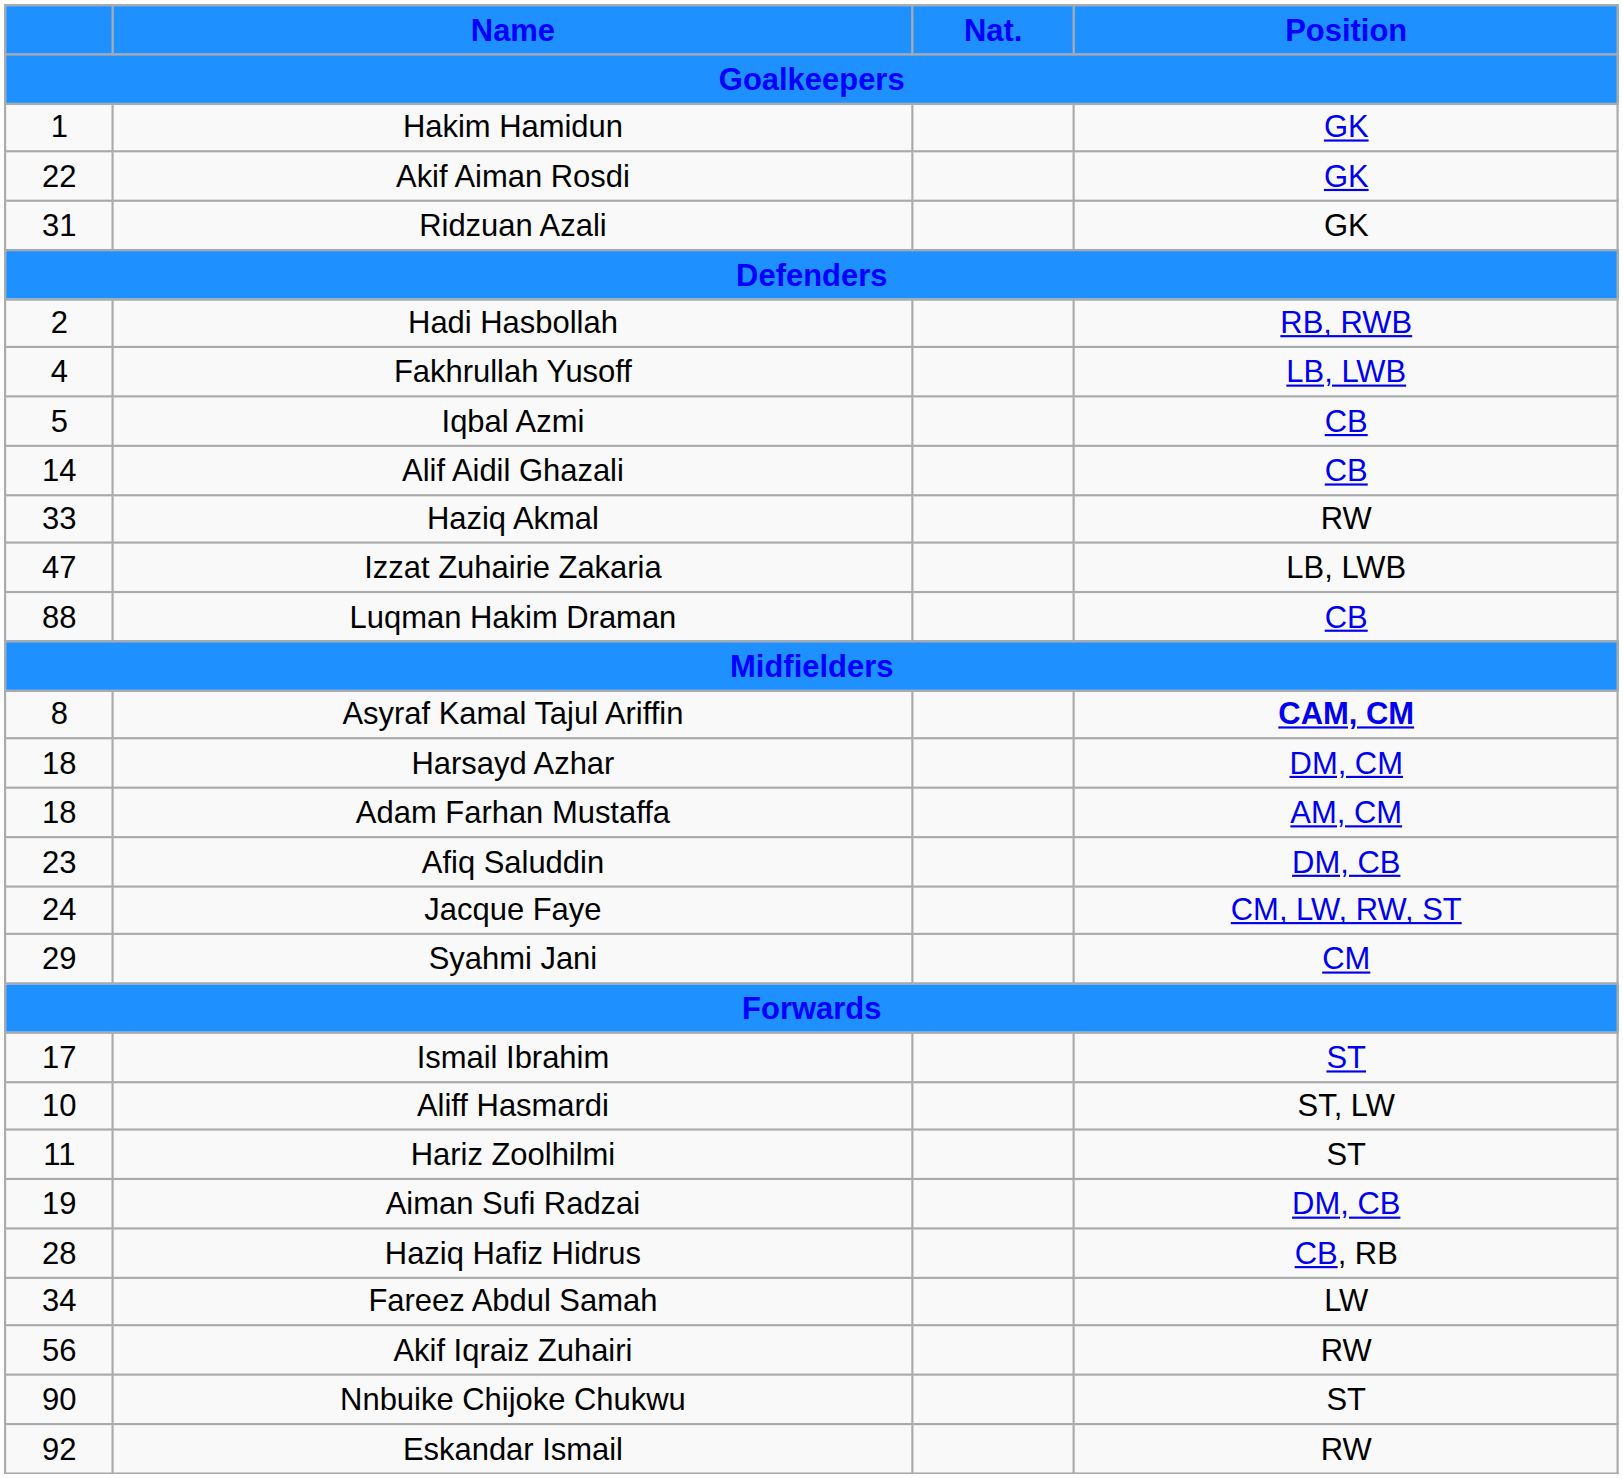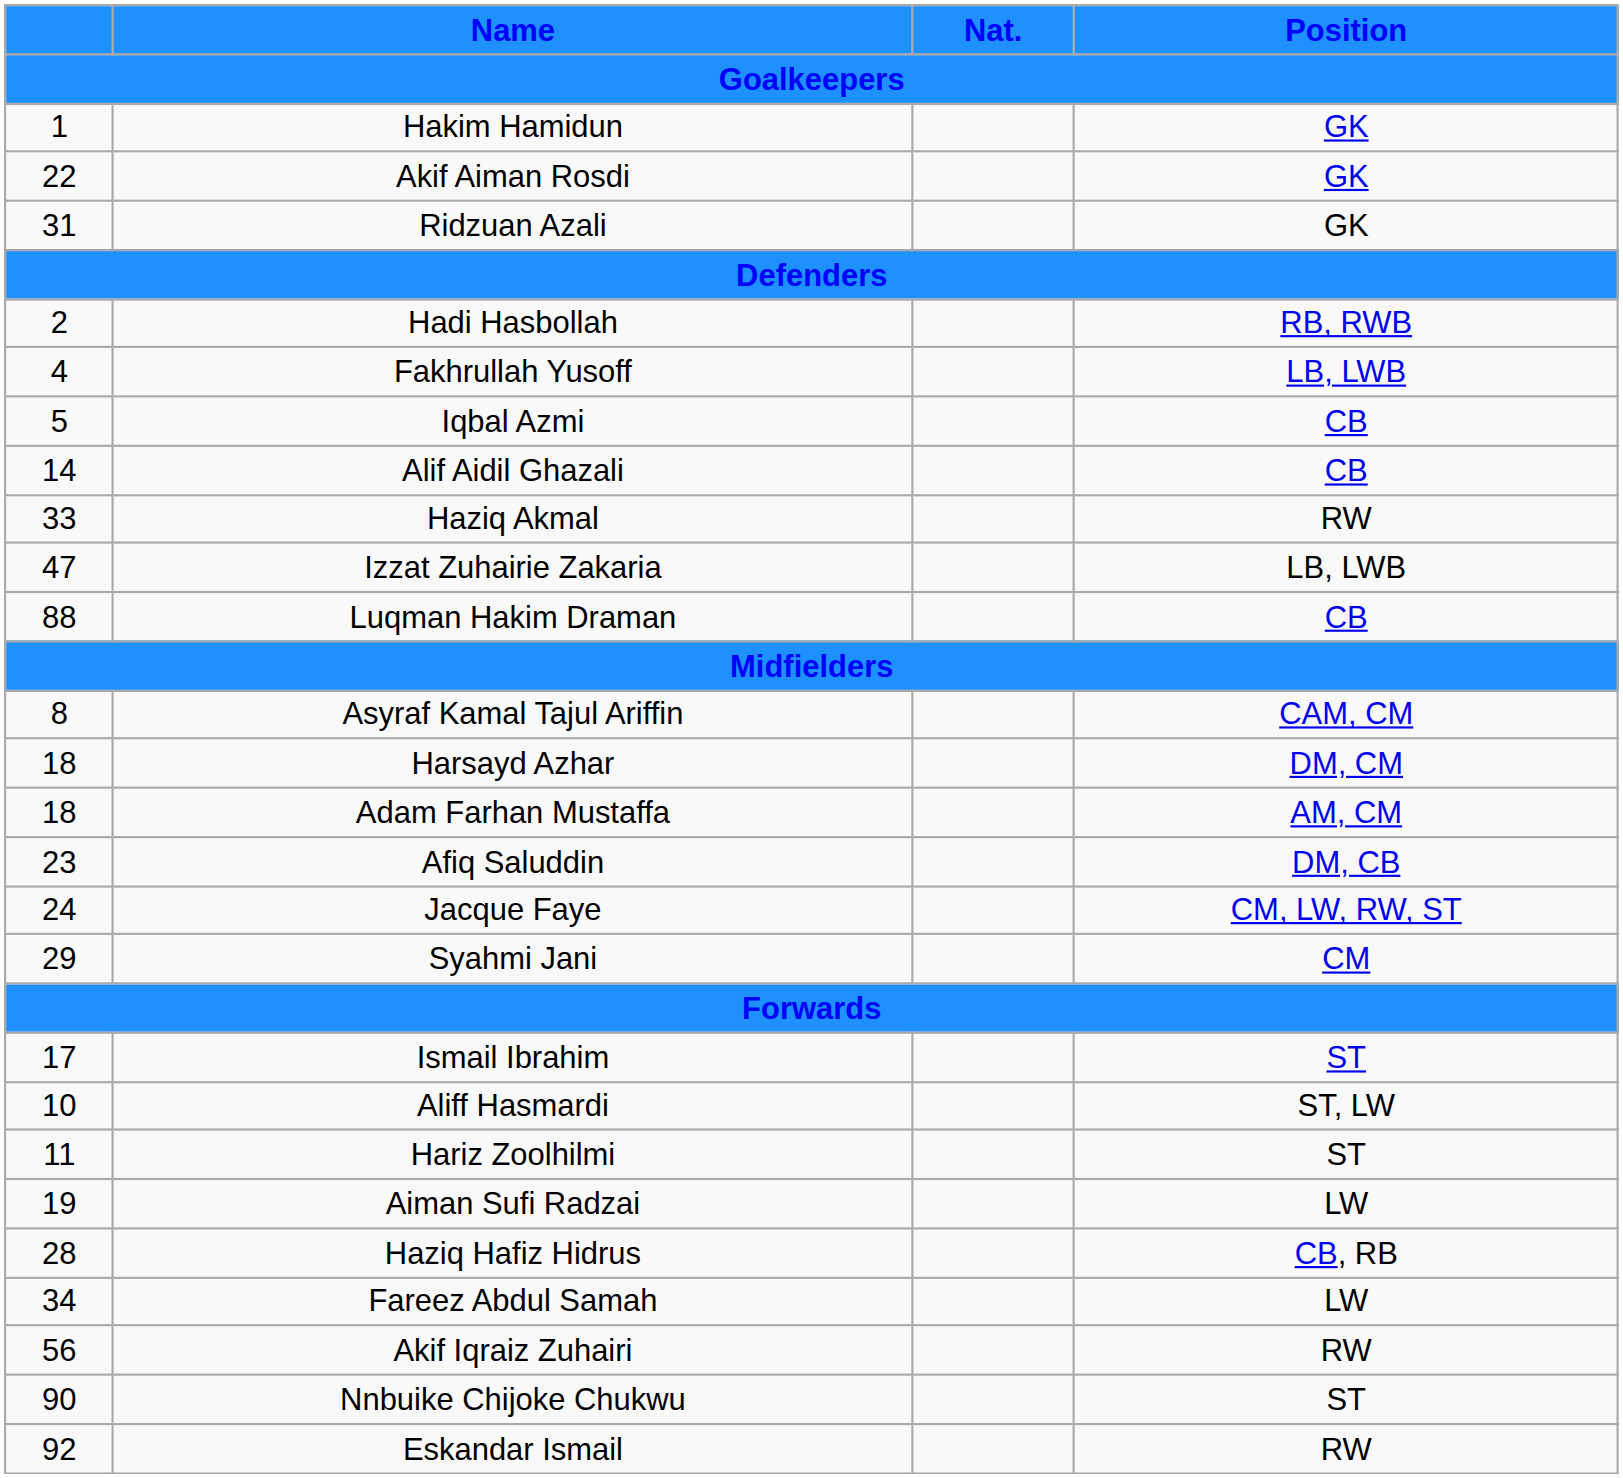(1346, 715) bold -> (1346, 715) normal
(1346, 1204) DM, CB -> (1346, 1204) LW
